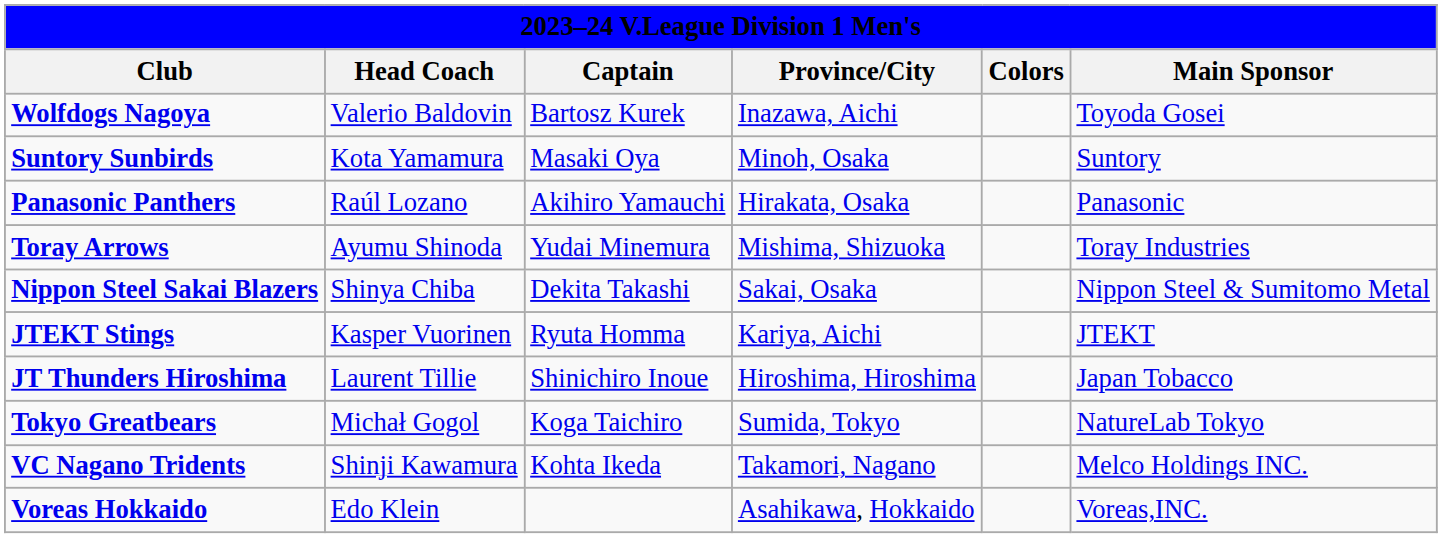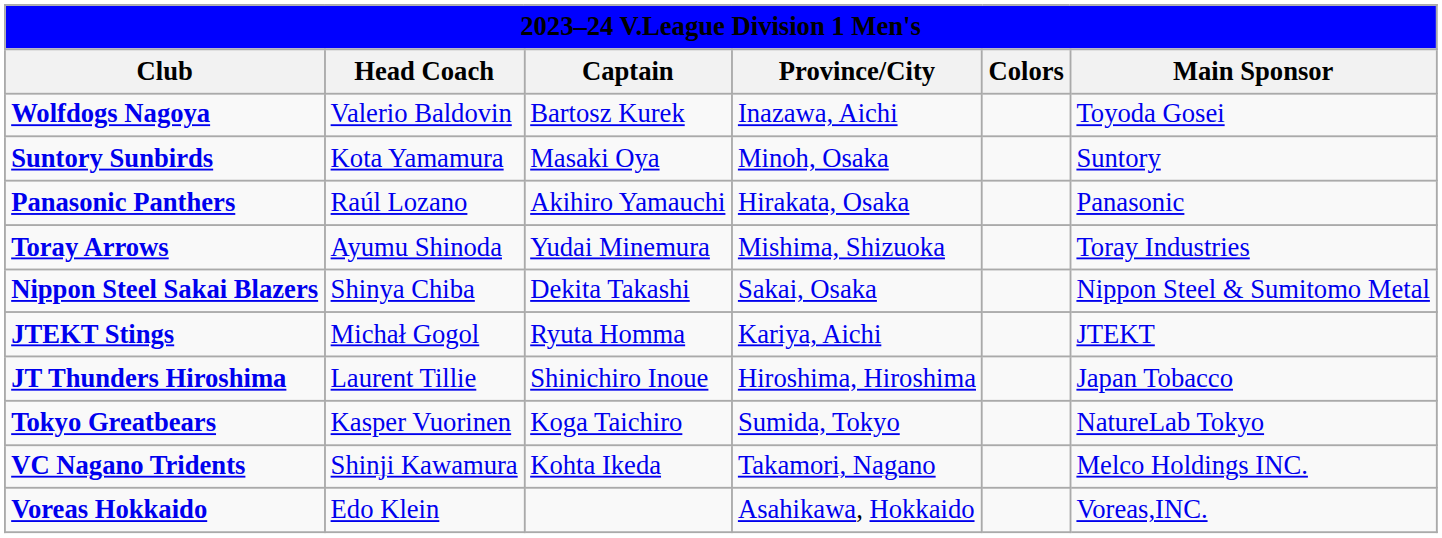(421, 334) Kasper Vuorinen -> (405, 334) Michał Gogol
(405, 422) Michał Gogol -> (421, 422) Kasper Vuorinen
